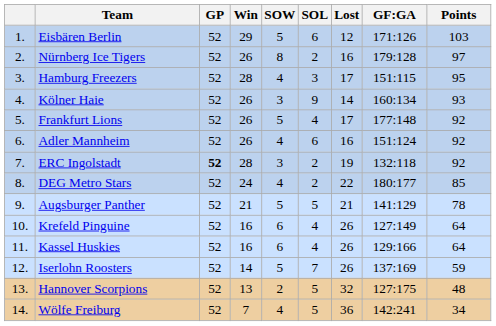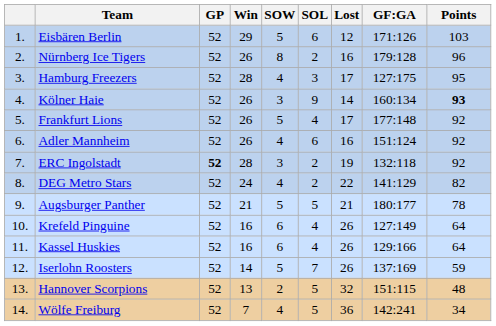(459, 57) 97 -> (459, 57) 96
(394, 78) 151:115 -> (394, 78) 127:175
(459, 99) normal -> (459, 99) bold
(394, 183) 180:177 -> (394, 183) 141:129
(459, 183) 85 -> (459, 183) 82
(394, 204) 141:129 -> (394, 204) 180:177
(394, 288) 127:175 -> (394, 288) 151:115
